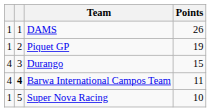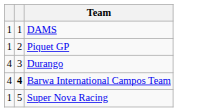- column: (190, 12)
